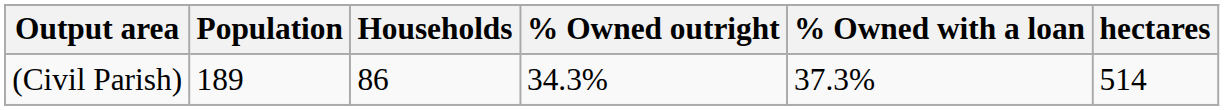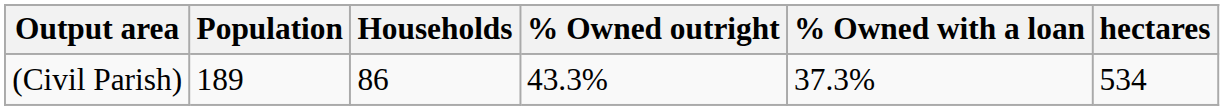(567, 79) 34.3% -> (567, 79) 43.3%
(1123, 79) 514 -> (1123, 79) 534
